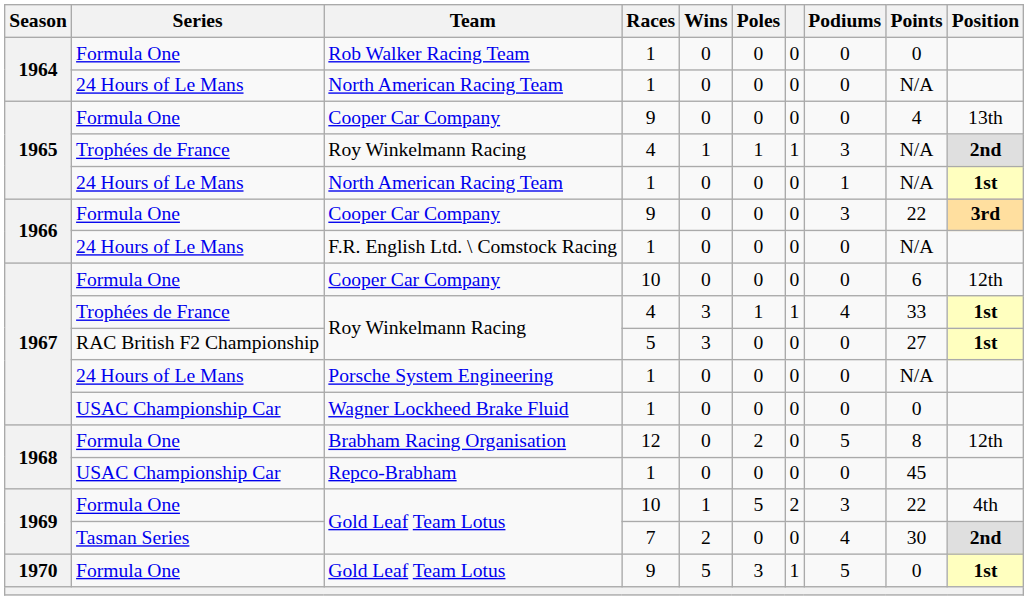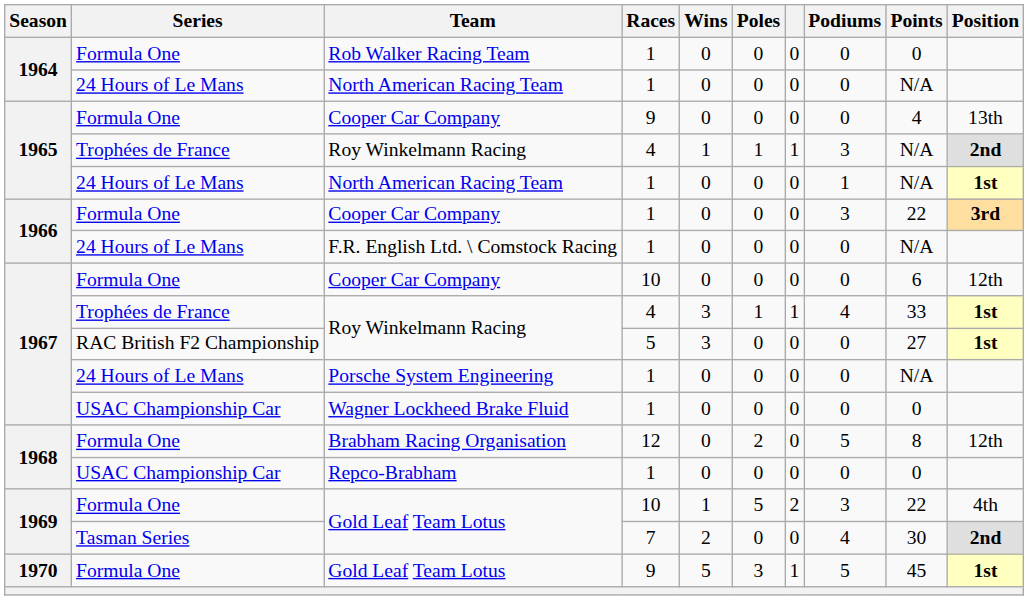(651, 214) 9 -> (651, 214) 1
(917, 473) 45 -> (917, 473) 0
(917, 570) 0 -> (917, 570) 45
